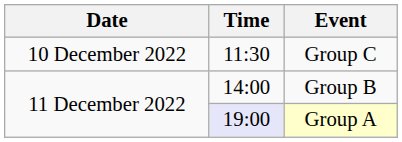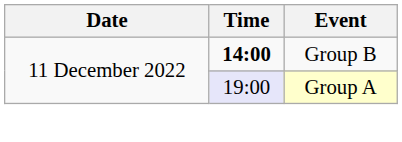- row: (341, 53)
(247, 86) normal -> (247, 53) bold
